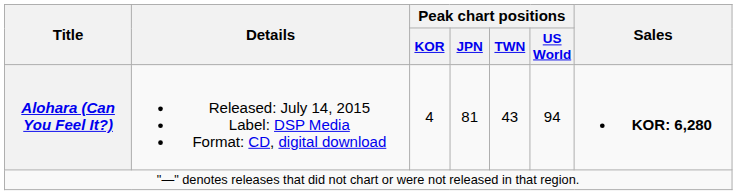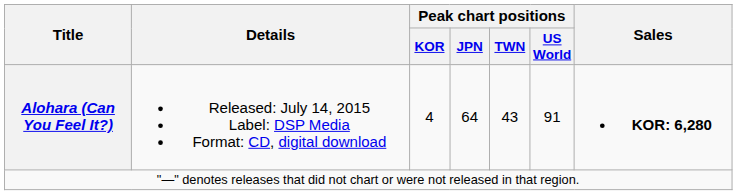(470, 117) 81 -> (470, 117) 64
(552, 117) 94 -> (552, 117) 91
